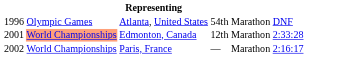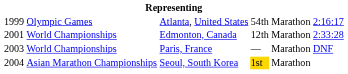(14, 21) 1996 -> (14, 21) 1999
(283, 21) DNF -> (328, 21) 2:16:17
(72, 35) lightsalmon background -> (72, 35) no background
(14, 49) 2002 -> (14, 49) 2003
(288, 49) 2:16:17 -> (323, 49) DNF
+ row: (199, 63)
